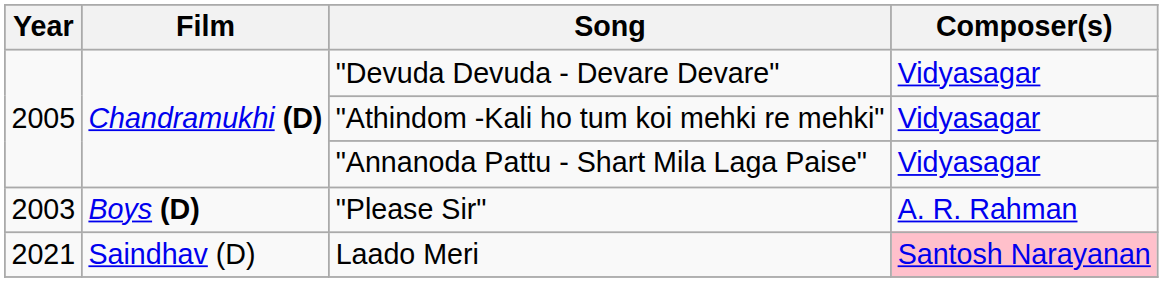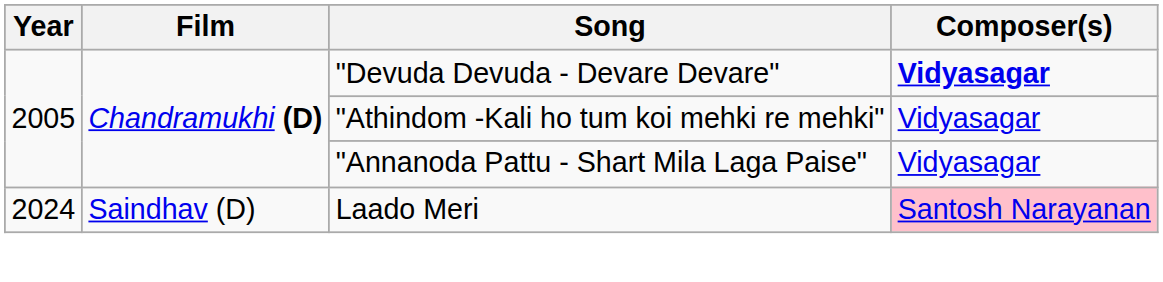(969, 72) normal -> (974, 72) bold
- row: (411, 208)
(43, 254) 2021 -> (43, 208) 2024
